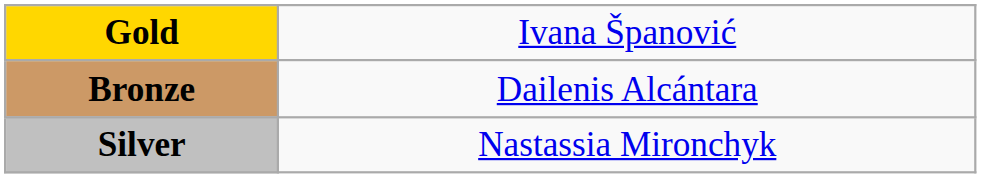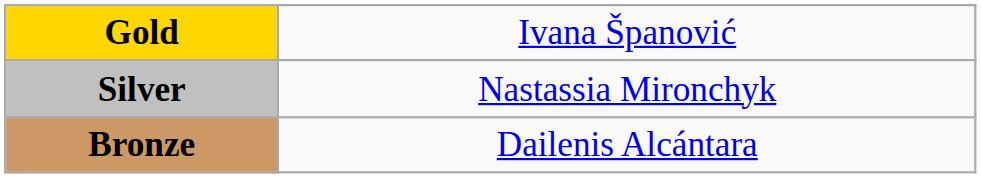rows swapped: (142, 144) <-> (142, 88)
